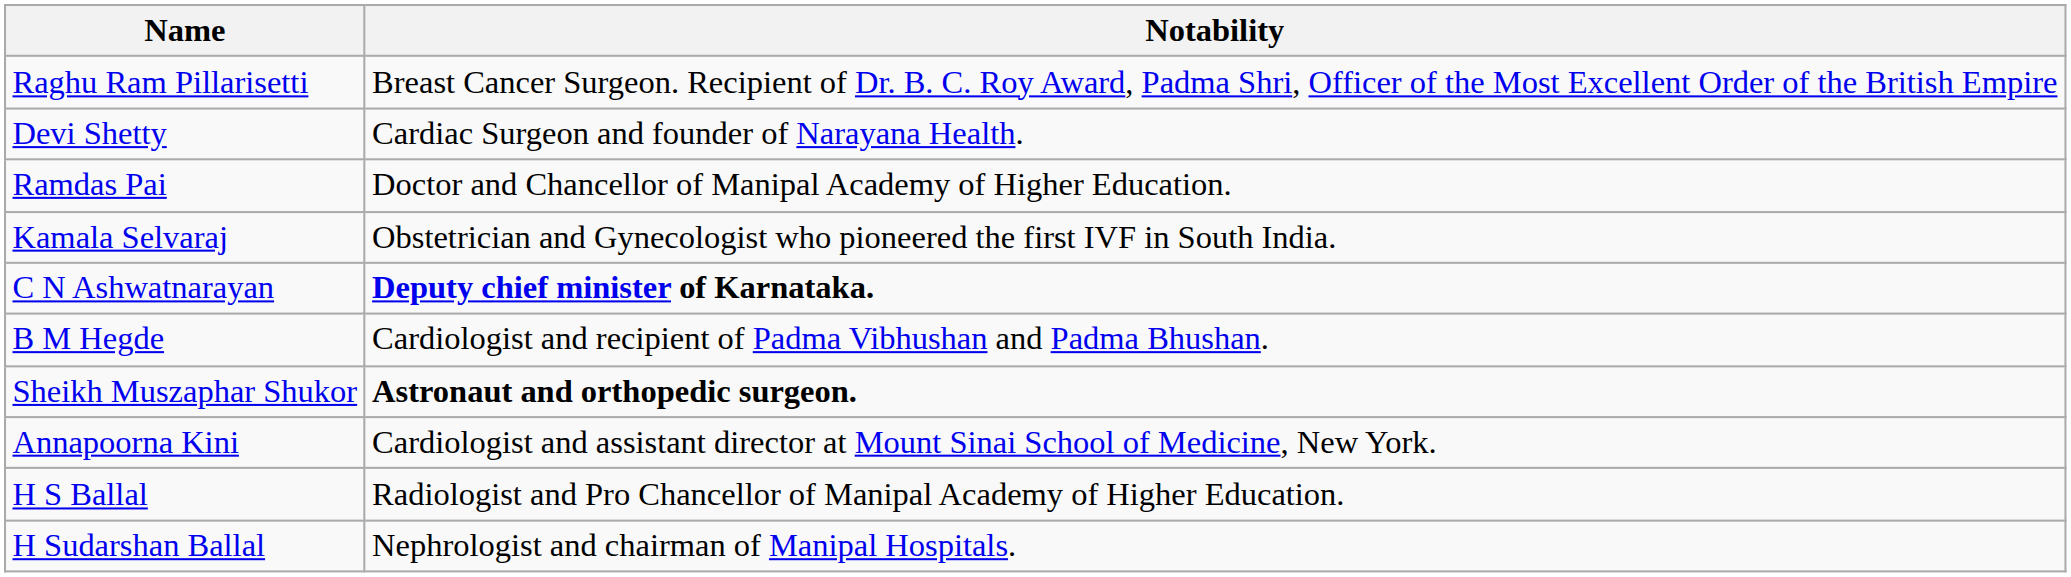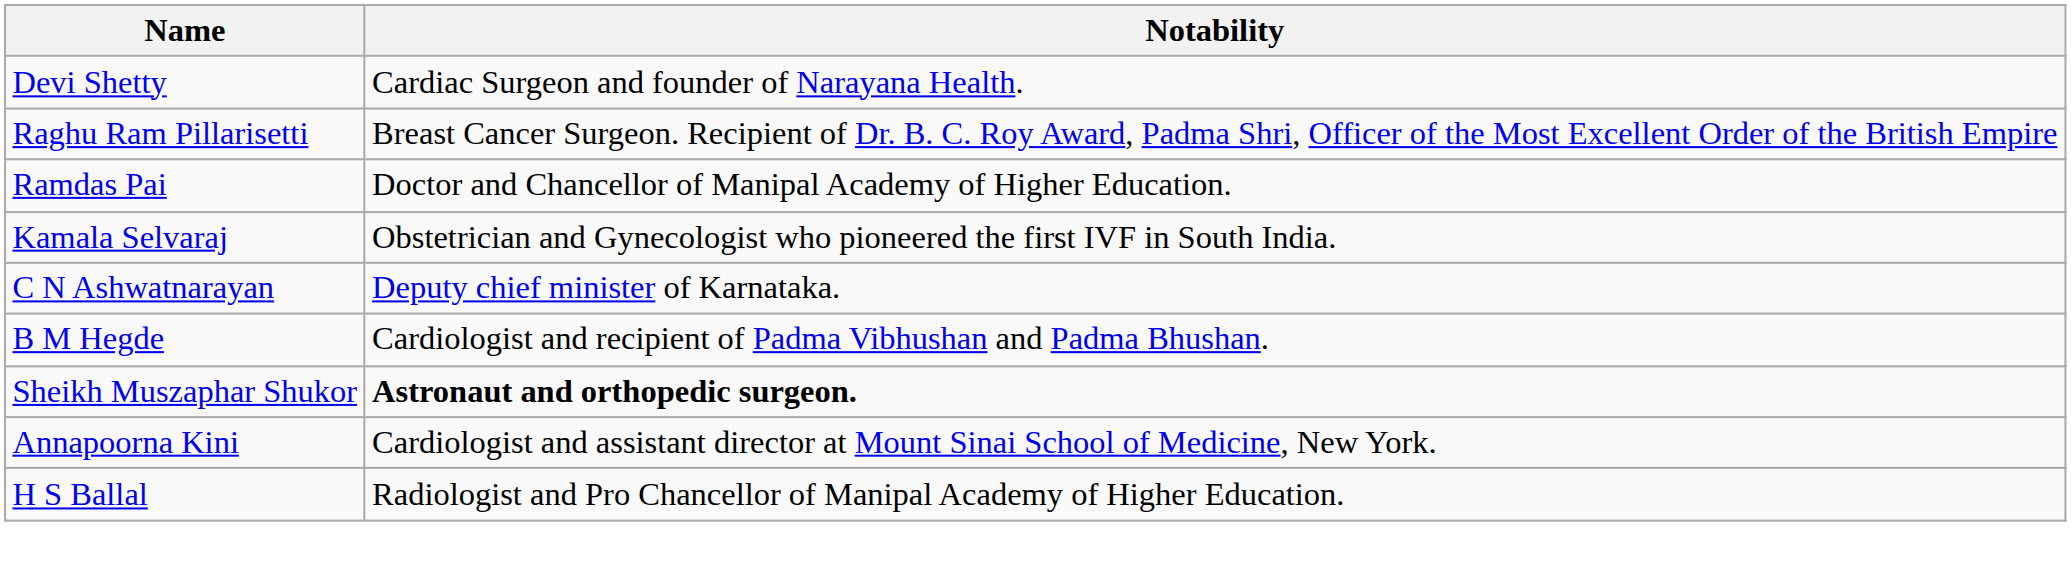rows swapped: (160, 81) <-> (90, 133)
(623, 287) bold -> (606, 287) normal
- row: (139, 545)
